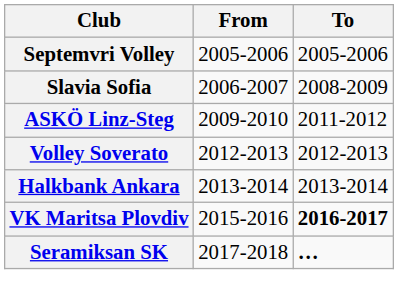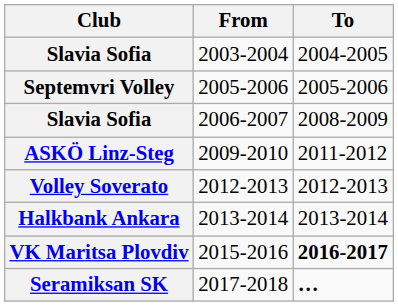+ row: (243, 53)
